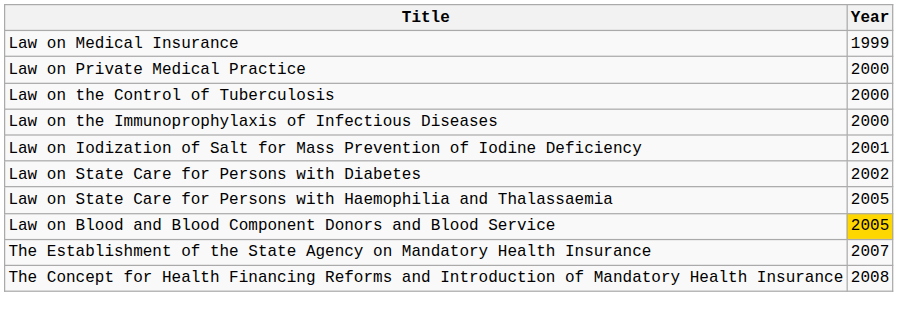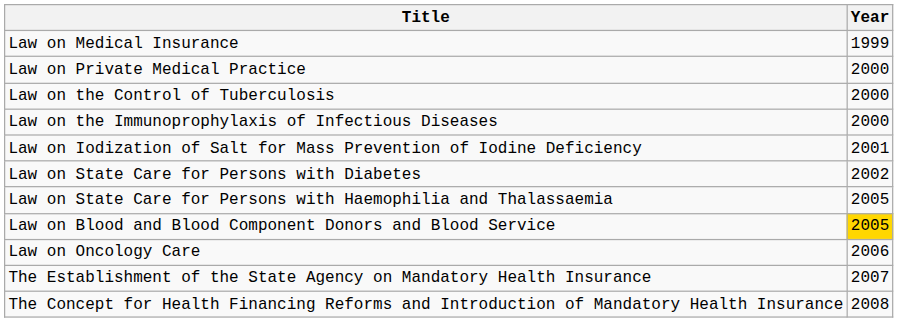+ row: (104, 252)
